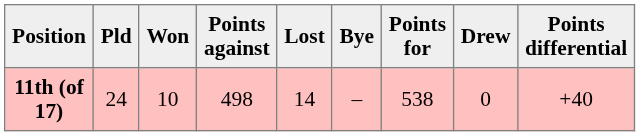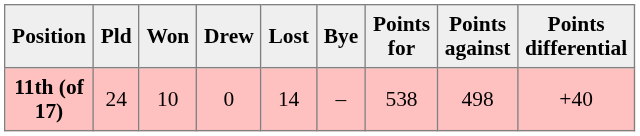columns swapped: (486, 35) <-> (237, 35)
